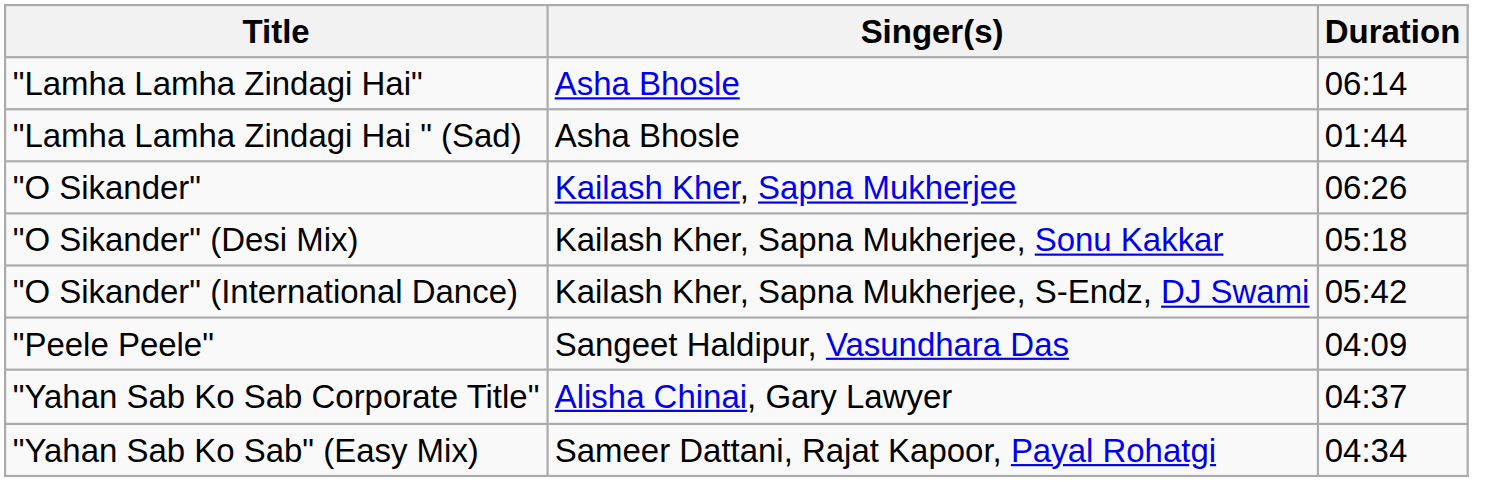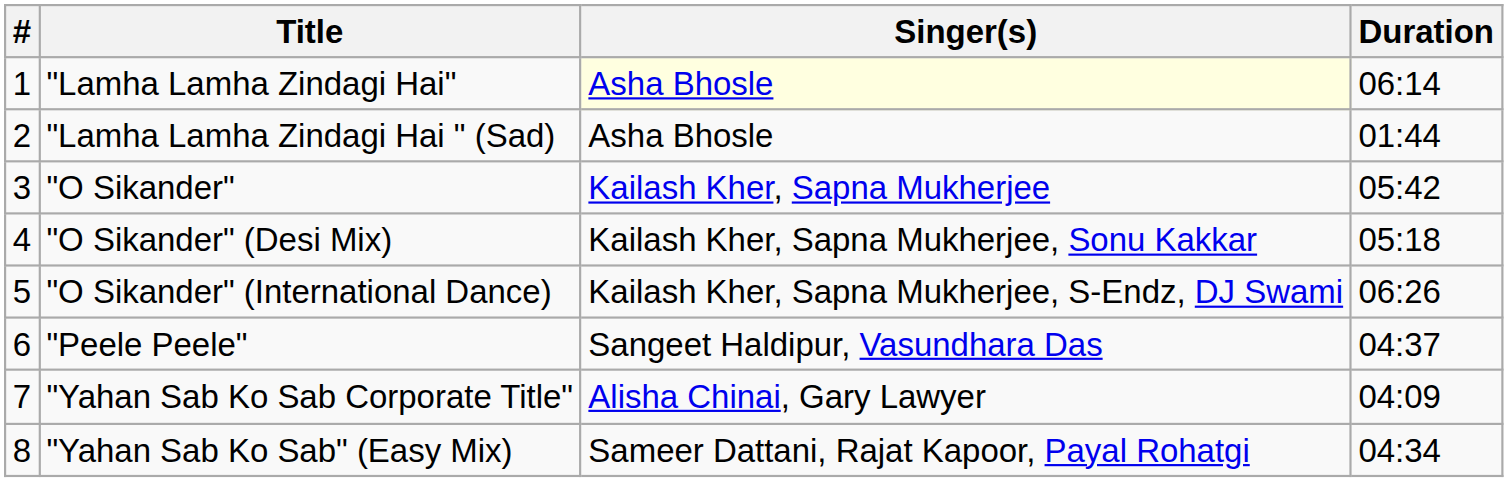+ column: (22, 31)
(647, 84) no background -> (681, 84) lightyellow background
(1366, 188) 06:26 -> (1400, 188) 05:42
(1366, 292) 05:42 -> (1400, 292) 06:26
(1366, 345) 04:09 -> (1400, 345) 04:37
(1366, 397) 04:37 -> (1400, 397) 04:09
